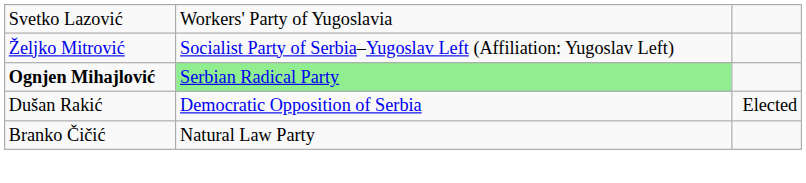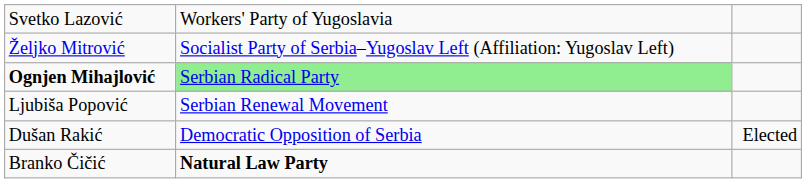+ row: (68, 105)
(247, 134) normal -> (254, 163) bold
